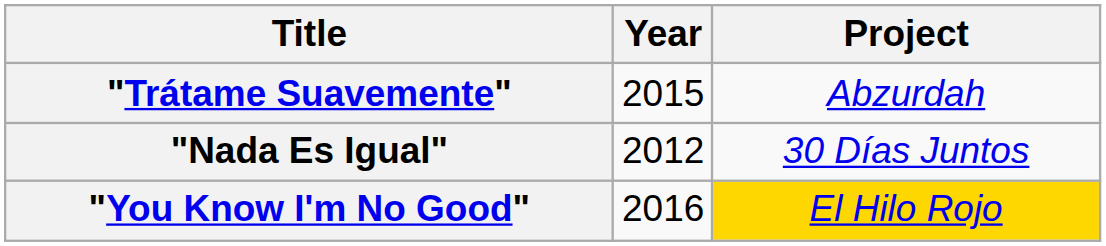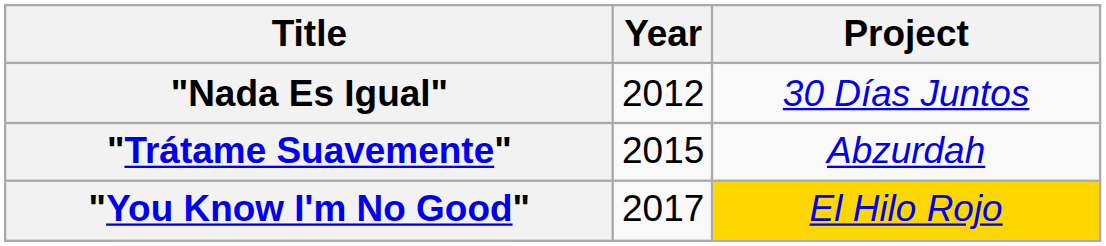rows swapped: (309, 151) <-> (309, 92)
(663, 209) 2016 -> (663, 209) 2017
